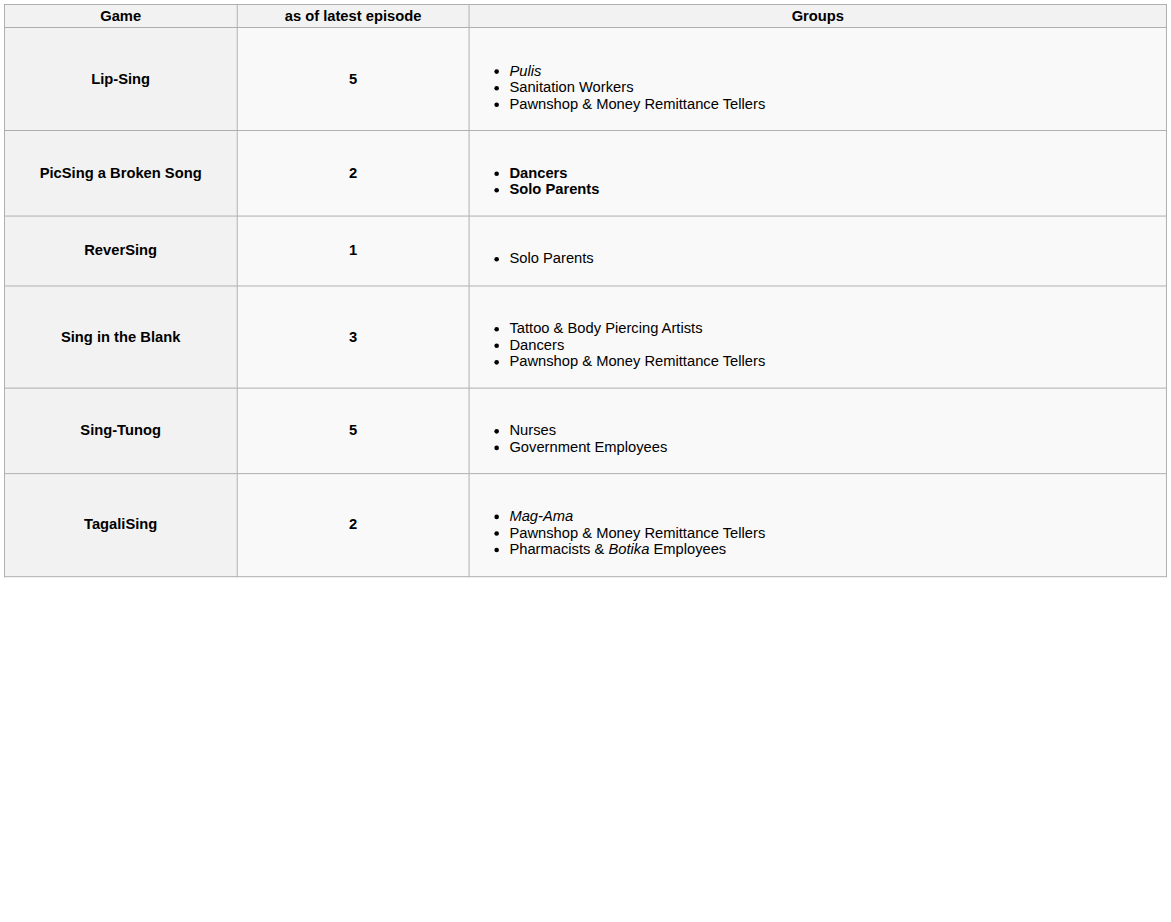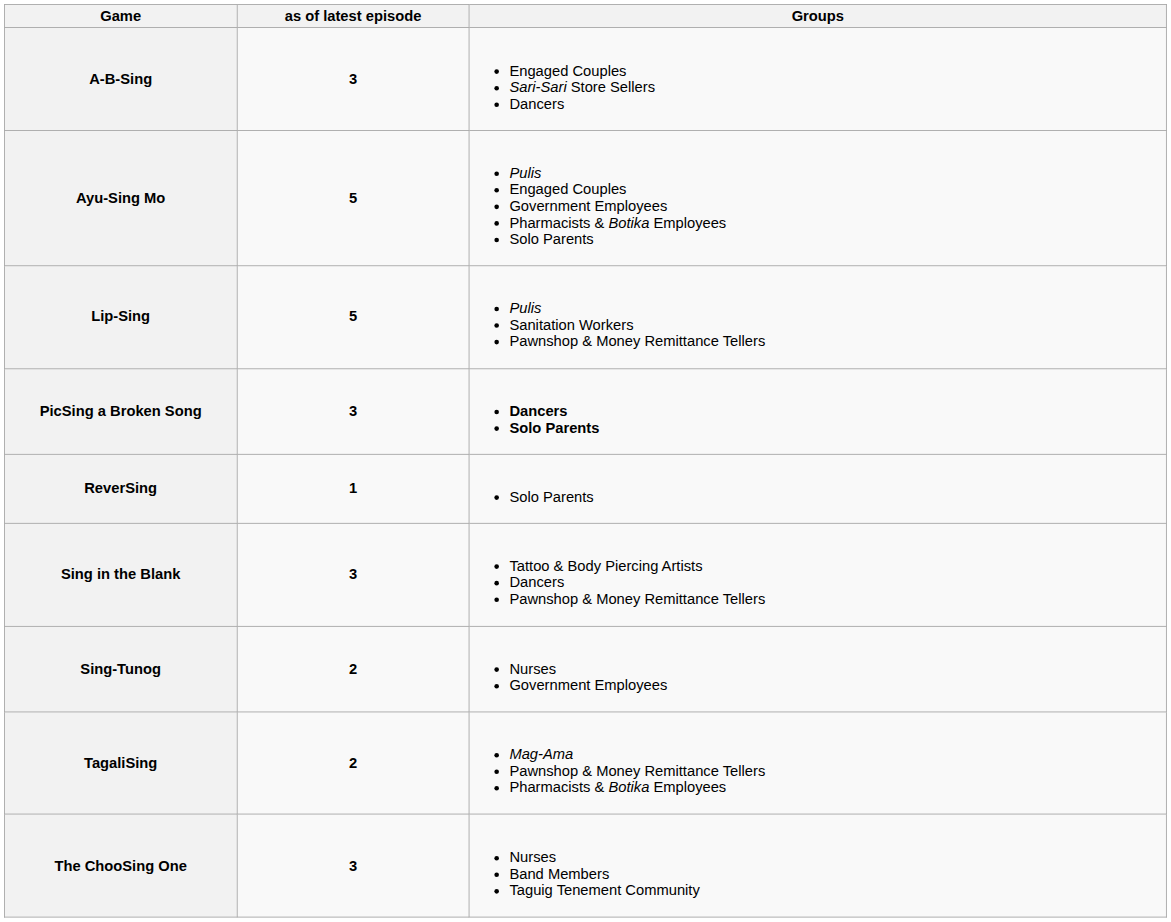+ row: (121, 79)
+ row: (121, 198)
(353, 173) 2 -> (353, 411) 3
(353, 430) 5 -> (353, 669) 2
+ row: (121, 865)
